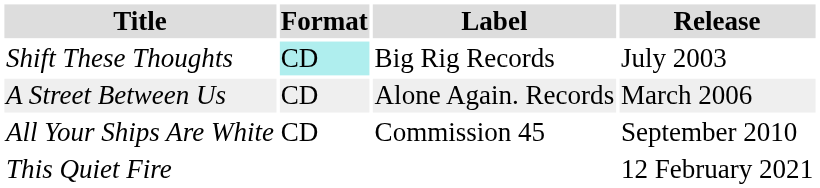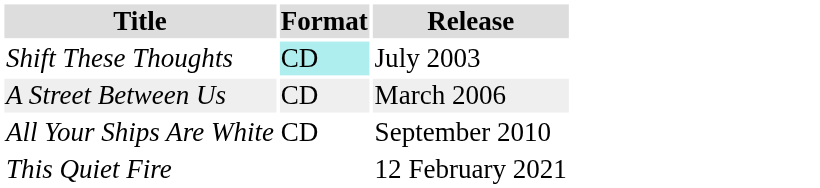- column: (494, 20)
